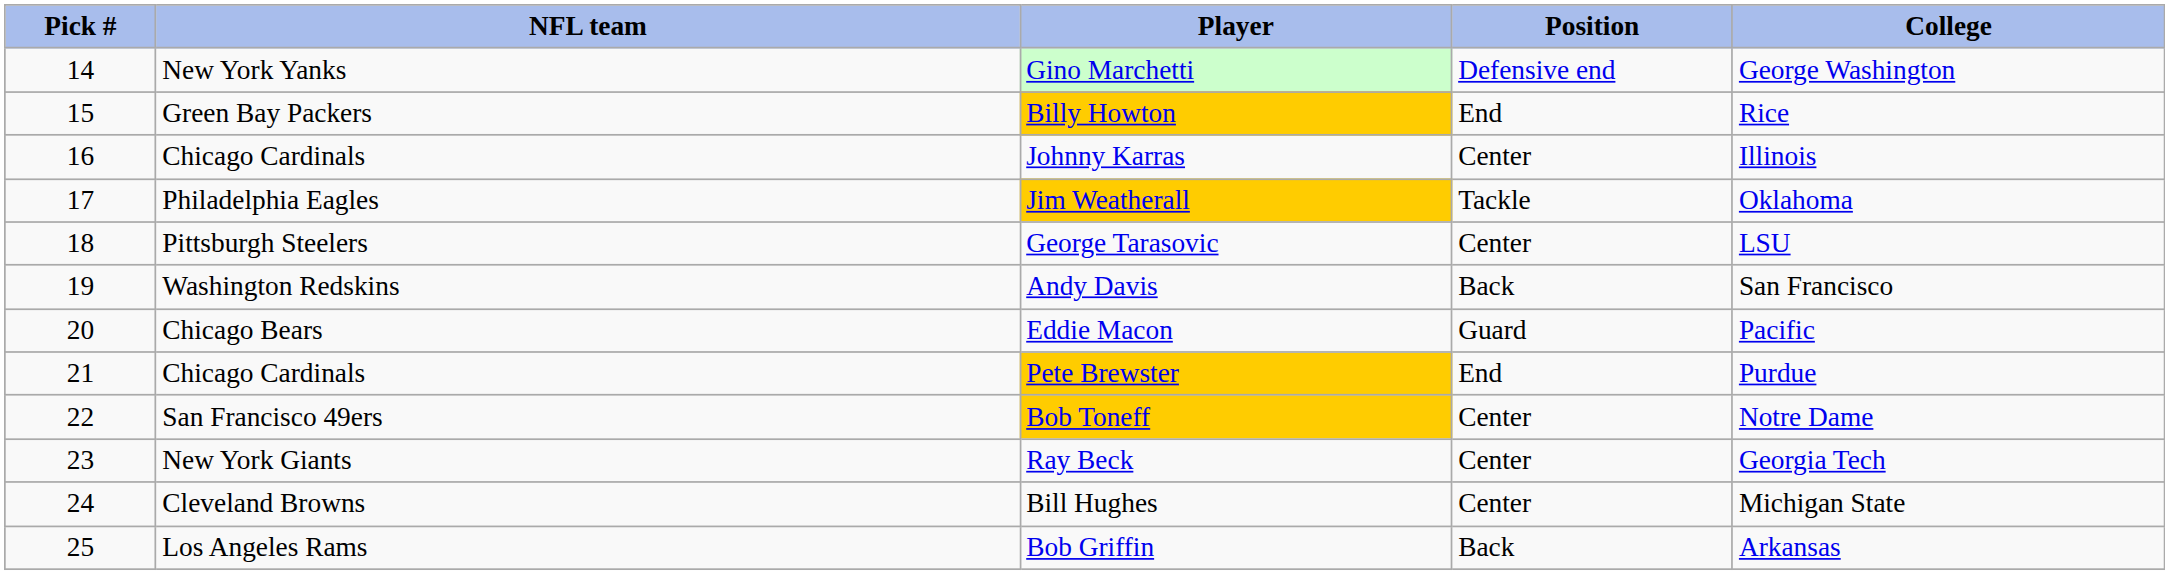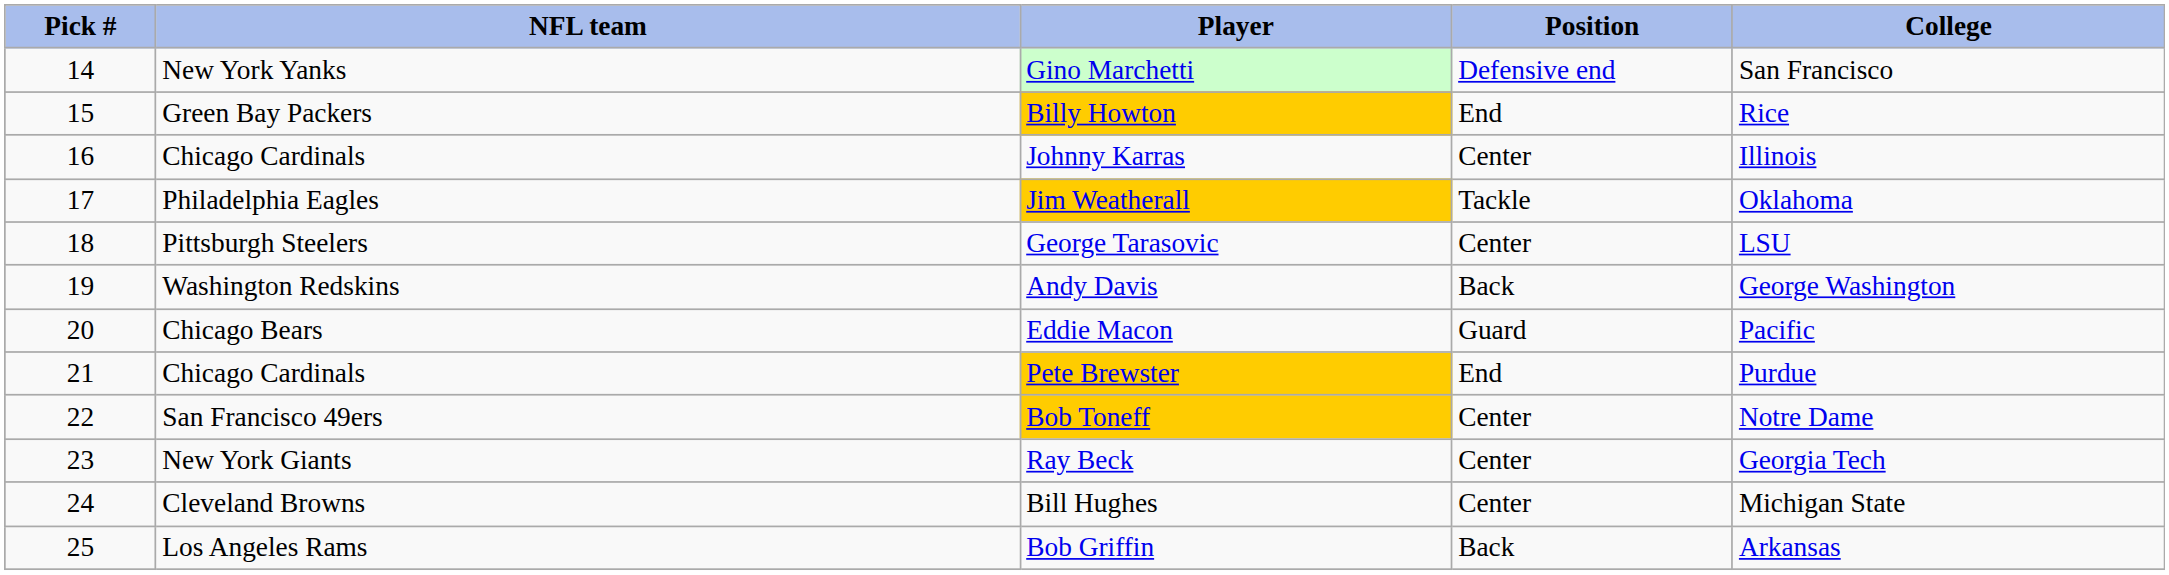(1847, 69) George Washington -> (1816, 69) San Francisco
(1816, 286) San Francisco -> (1847, 286) George Washington
